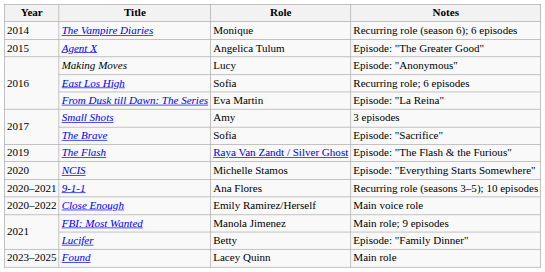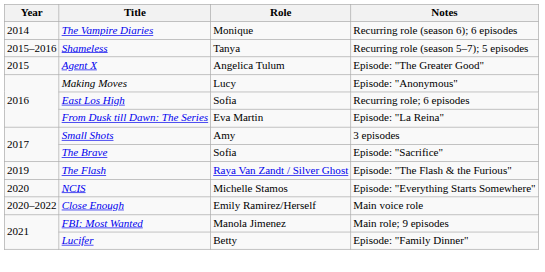+ row: (85, 48)
- row: (74, 188)
- row: (76, 258)
